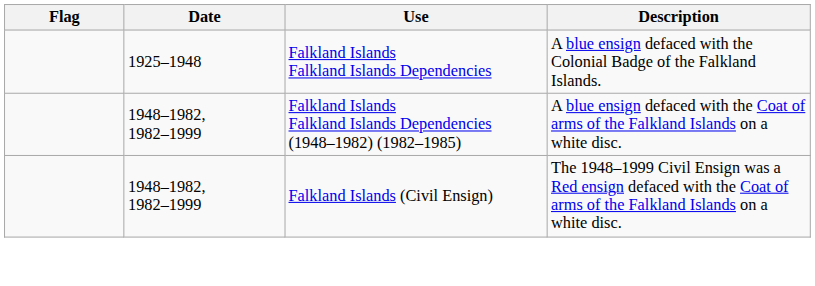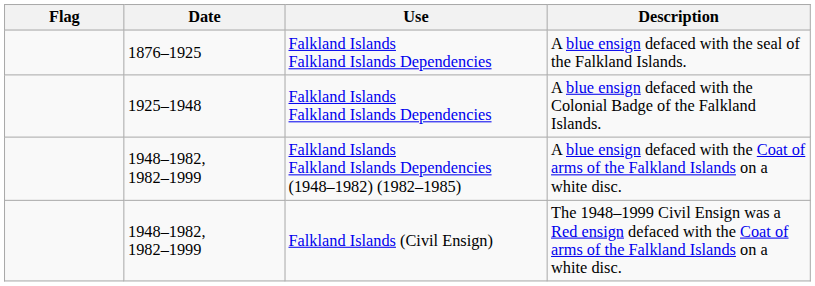+ row: (675, 52)
